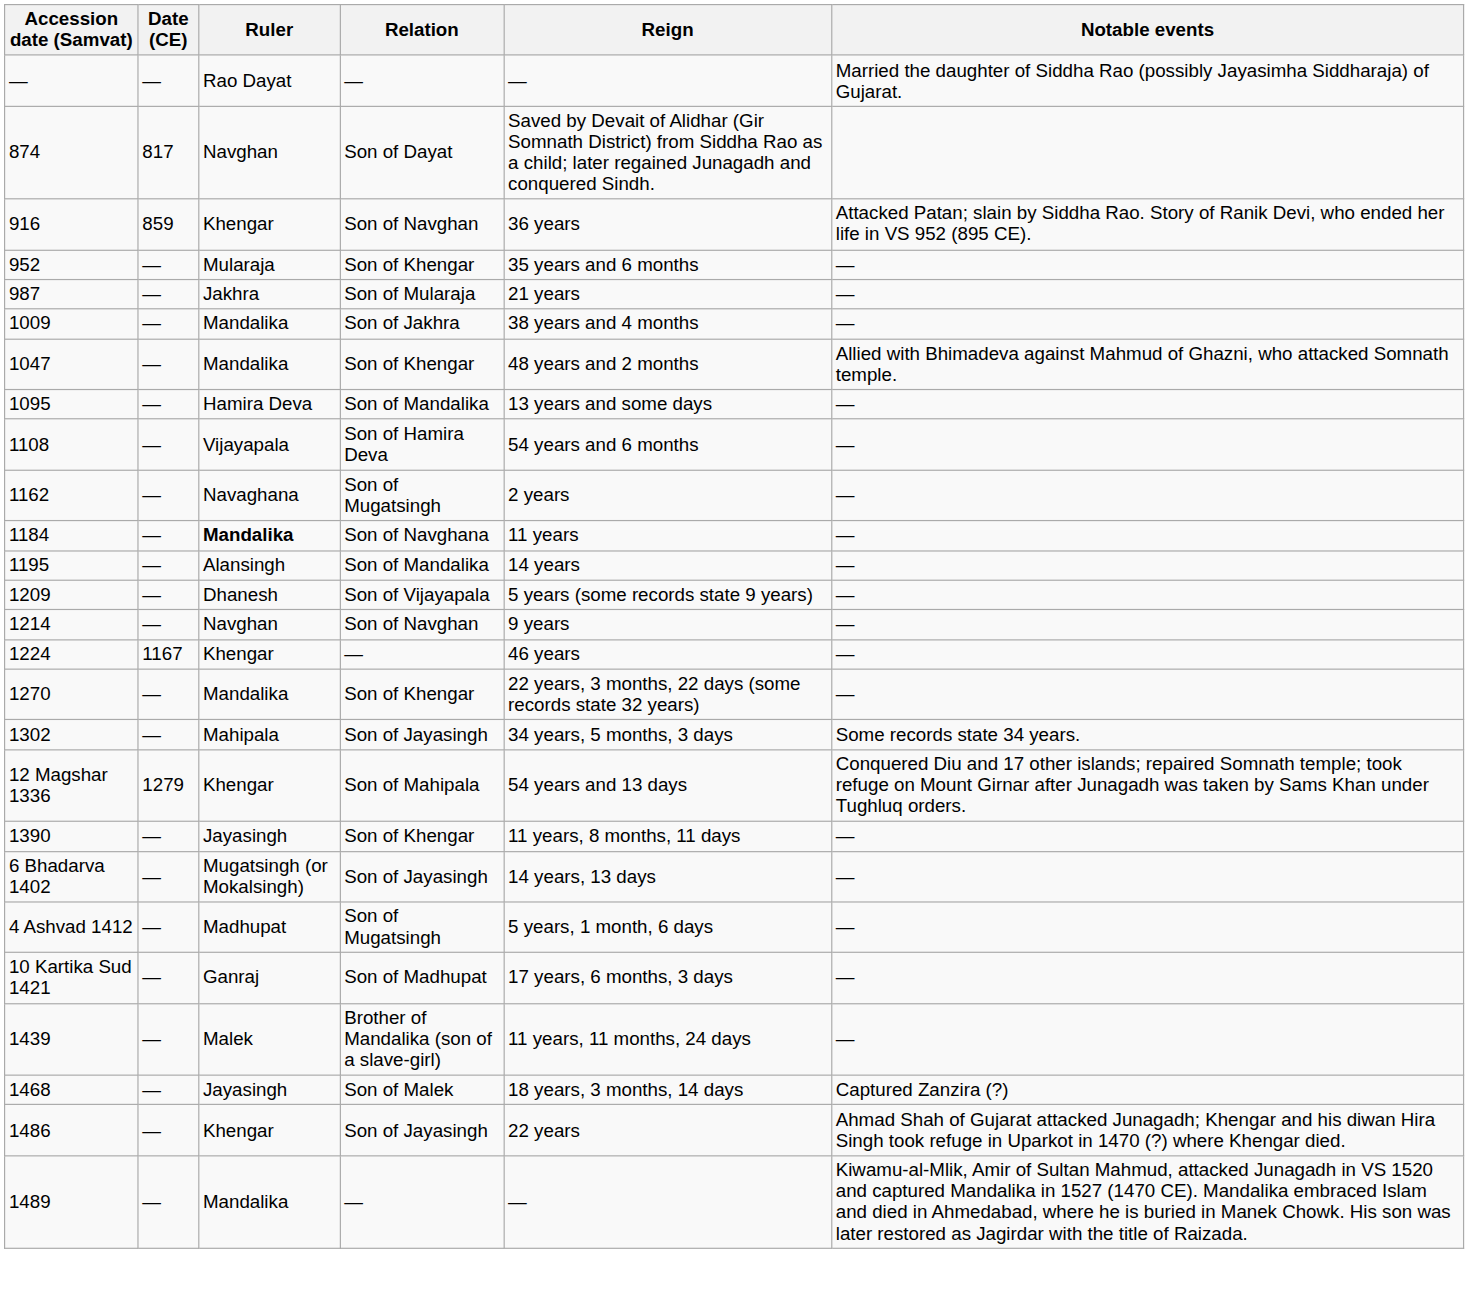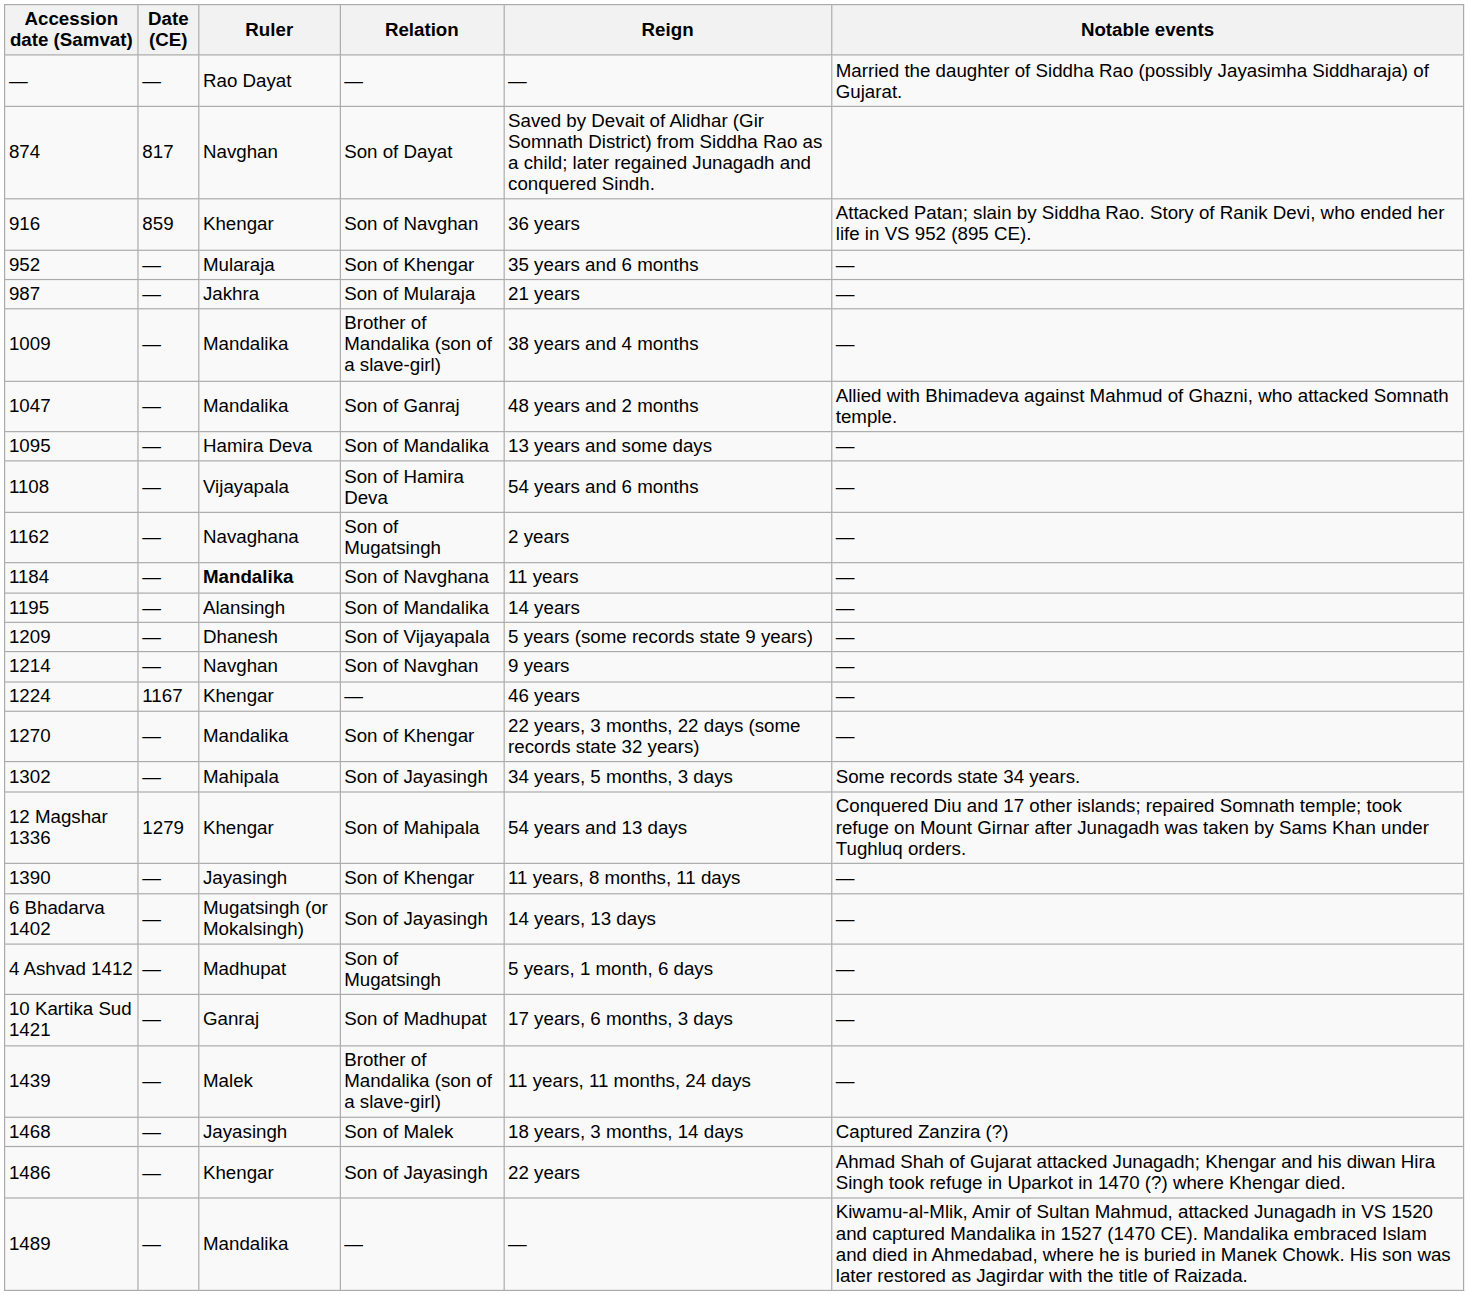(402, 323) Son of Jakhra -> (418, 344) Brother of Mandalika (son of a slave-girl)
(409, 364) Son of Khengar -> (402, 406) Son of Ganraj
